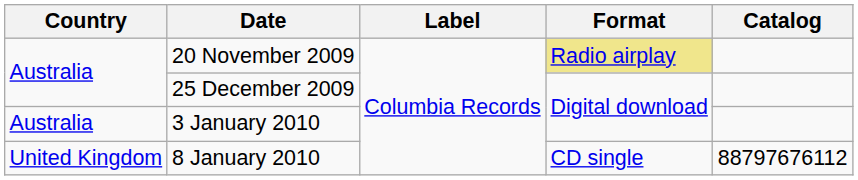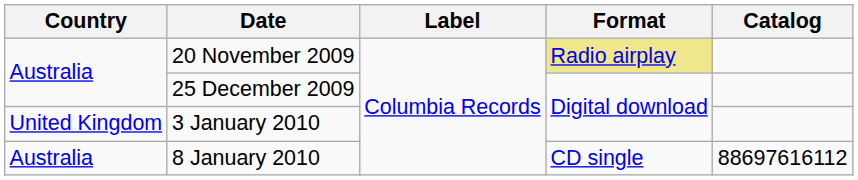(51, 123) Australia -> (86, 123) United Kingdom
(86, 157) United Kingdom -> (51, 157) Australia
(783, 157) 88797676112 -> (783, 157) 88697616112
